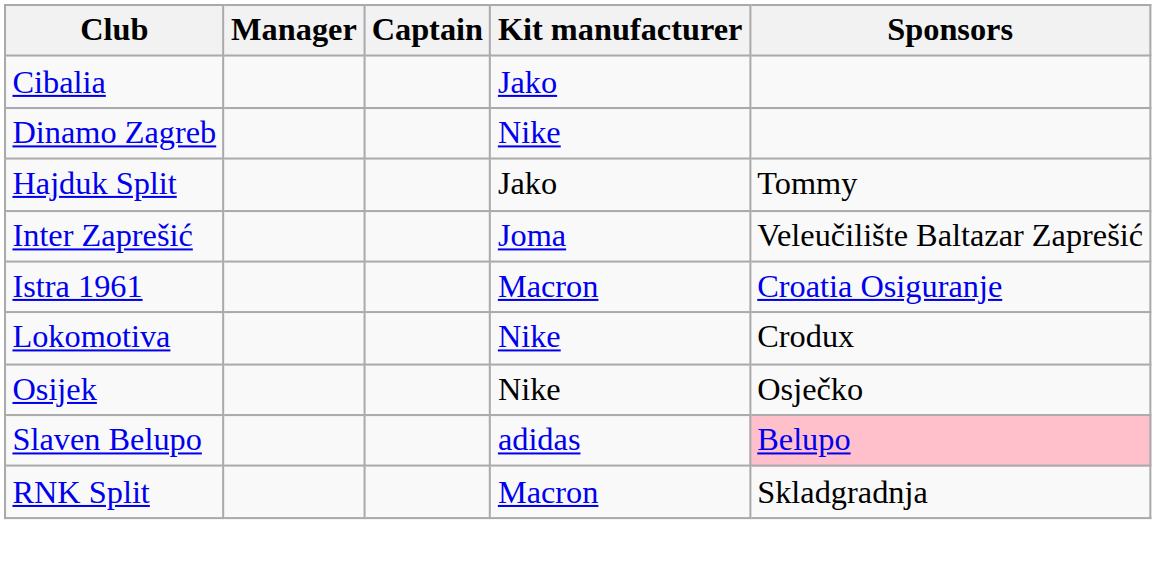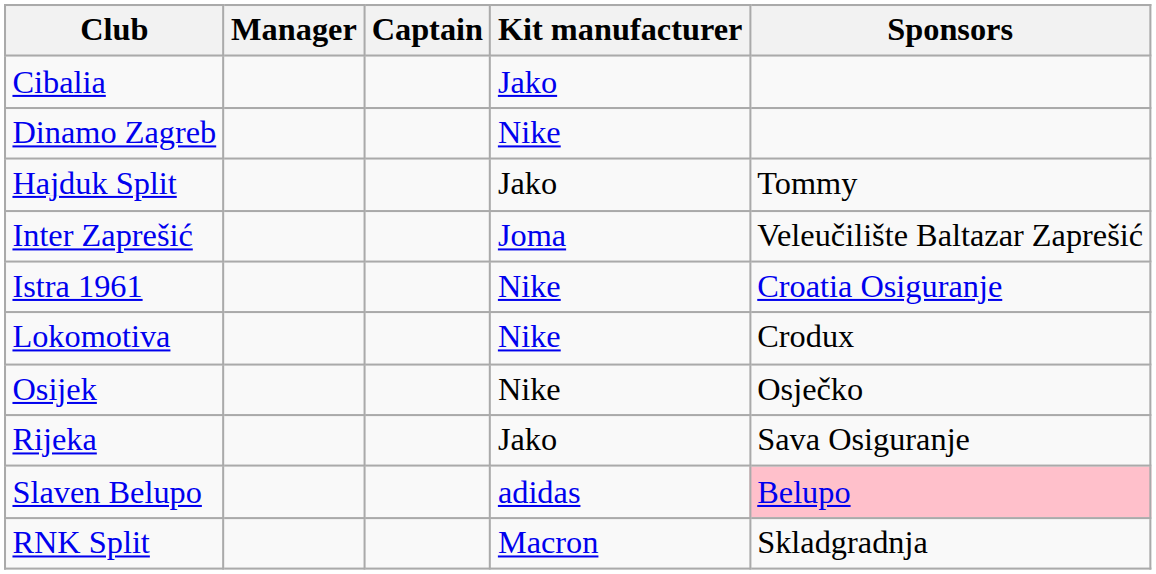(548, 286) Macron -> (529, 286) Nike
+ row: (55, 440)
